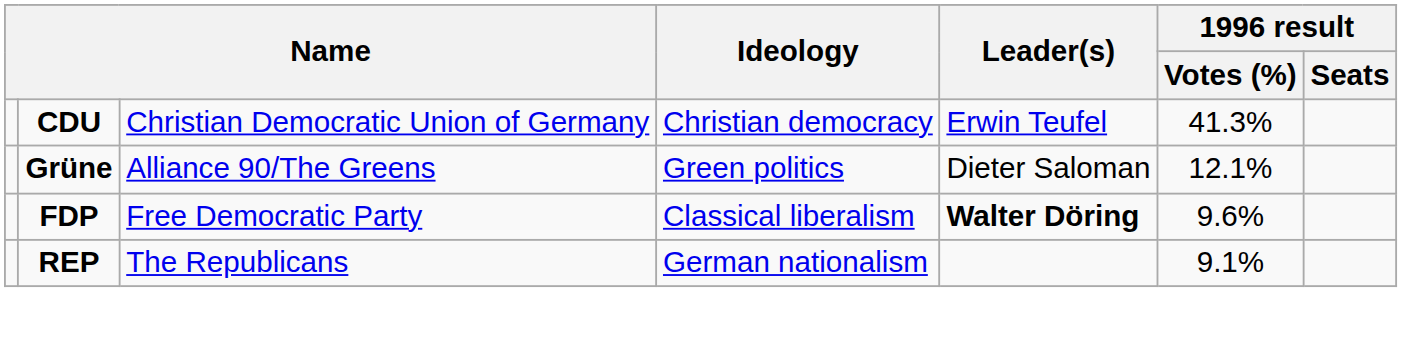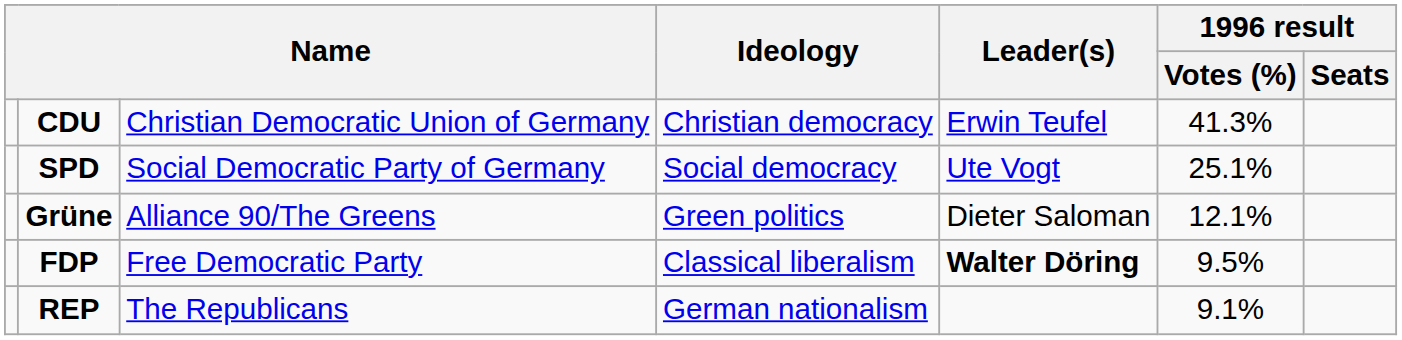+ row: (69, 168)
(1230, 215) 9.6% -> (1230, 262) 9.5%
